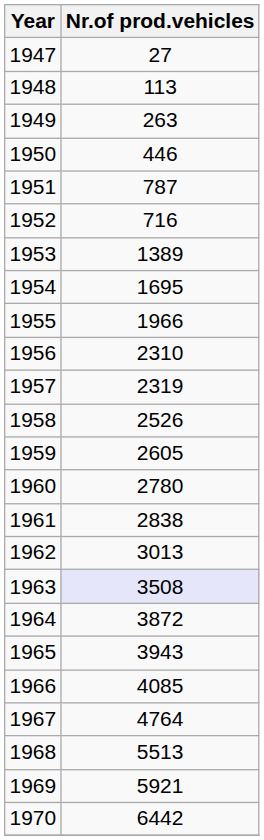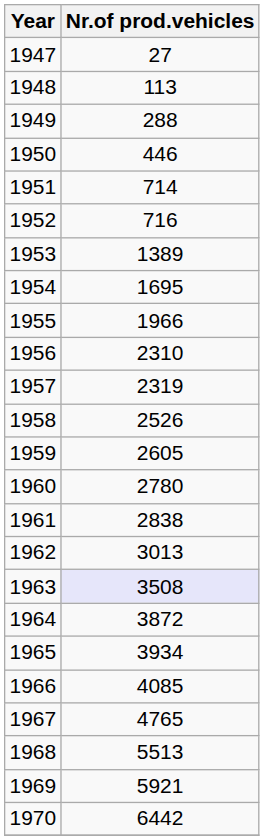(160, 120) 263 -> (160, 120) 288
(160, 187) 787 -> (160, 187) 714
(160, 652) 3943 -> (160, 652) 3934
(160, 719) 4764 -> (160, 719) 4765
